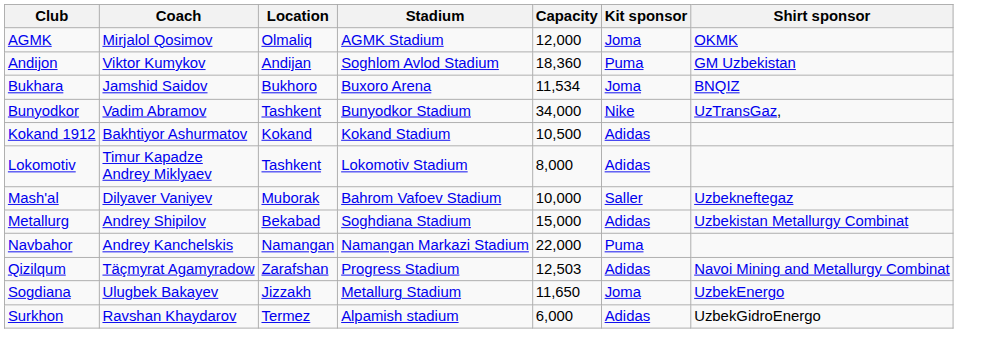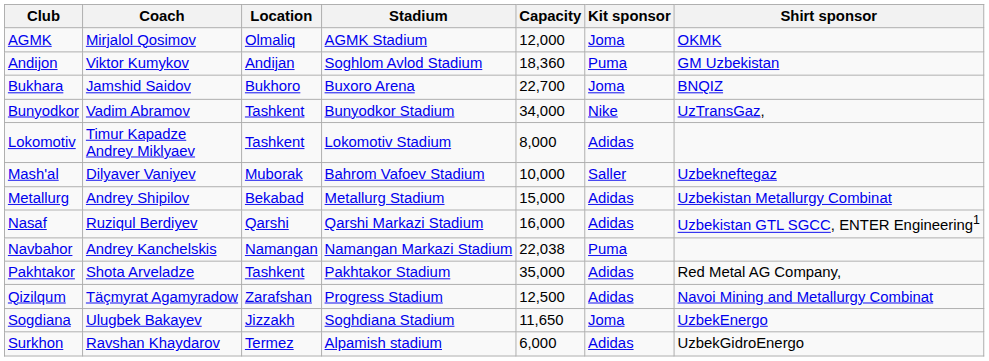(558, 87) 11,534 -> (542, 87) 22,700
- row: (52, 134)
(406, 221) Soghdiana Stadium -> (385, 198) Metallurg Stadium
+ row: (27, 223)
(558, 245) 22,000 -> (542, 249) 22,038
+ row: (41, 273)
(558, 269) 12,503 -> (542, 296) 12,500
(401, 292) Metallurg Stadium -> (390, 320) Soghdiana Stadium
